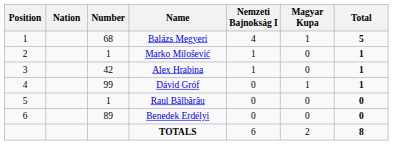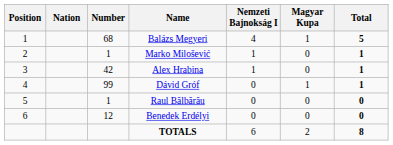(108, 116) 89 -> (108, 116) 12
